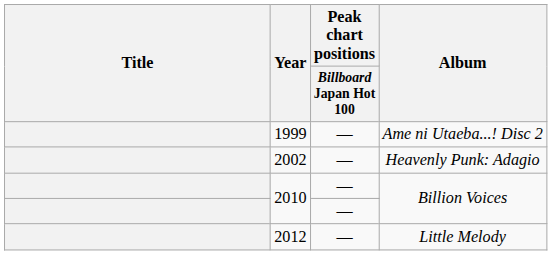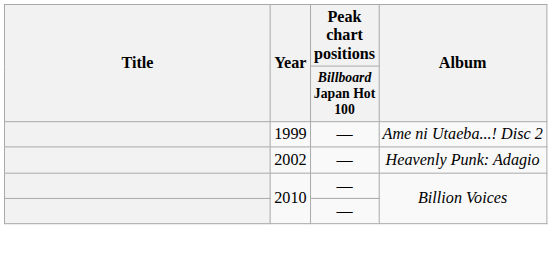- row: (290, 236)
